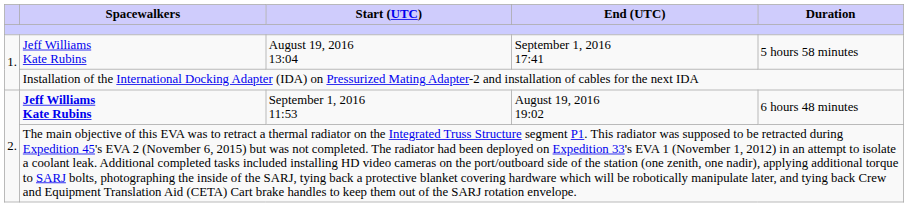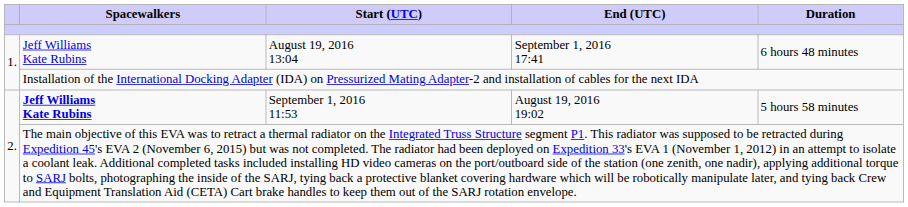(809, 52) 5 hours 58 minutes -> (809, 52) 6 hours 48 minutes
(809, 107) 6 hours 48 minutes -> (809, 107) 5 hours 58 minutes
